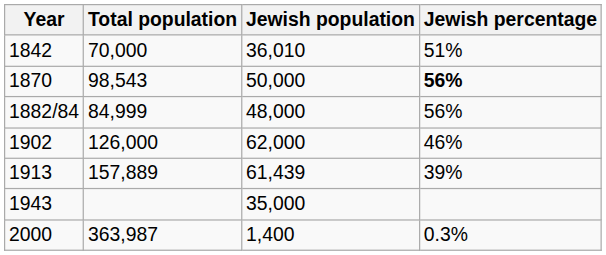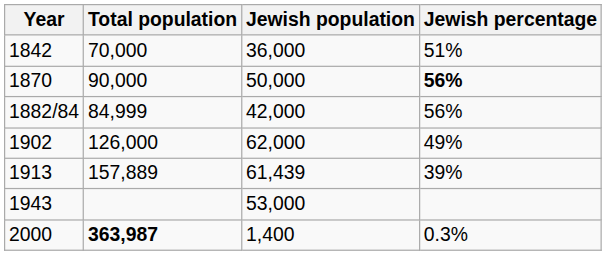(276, 50) 36,010 -> (276, 50) 36,000
(118, 81) 98,543 -> (118, 81) 90,000
(276, 111) 48,000 -> (276, 111) 42,000
(443, 142) 46% -> (443, 142) 49%
(276, 204) 35,000 -> (276, 204) 53,000
(123, 234) normal -> (123, 234) bold
